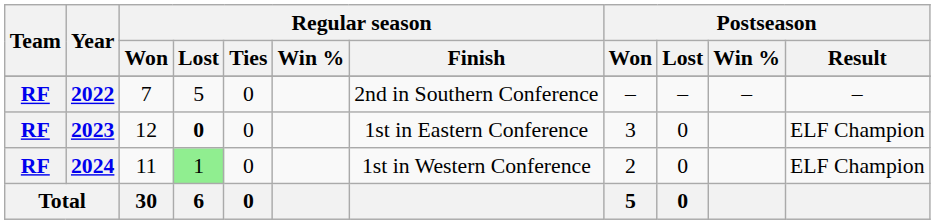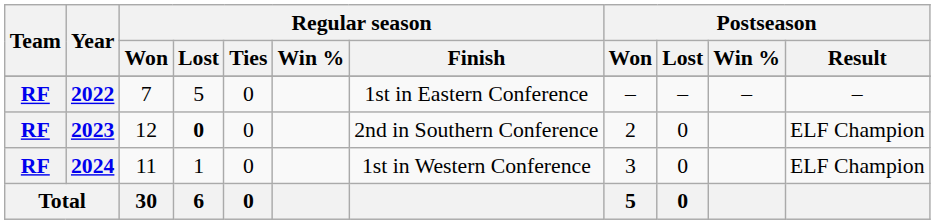(476, 94) 2nd in Southern Conference -> (476, 94) 1st in Eastern Conference
(476, 130) 1st in Eastern Conference -> (476, 130) 2nd in Southern Conference
(630, 130) 3 -> (630, 130) 2
(199, 165) lightgreen background -> (199, 165) no background
(630, 165) 2 -> (630, 165) 3
